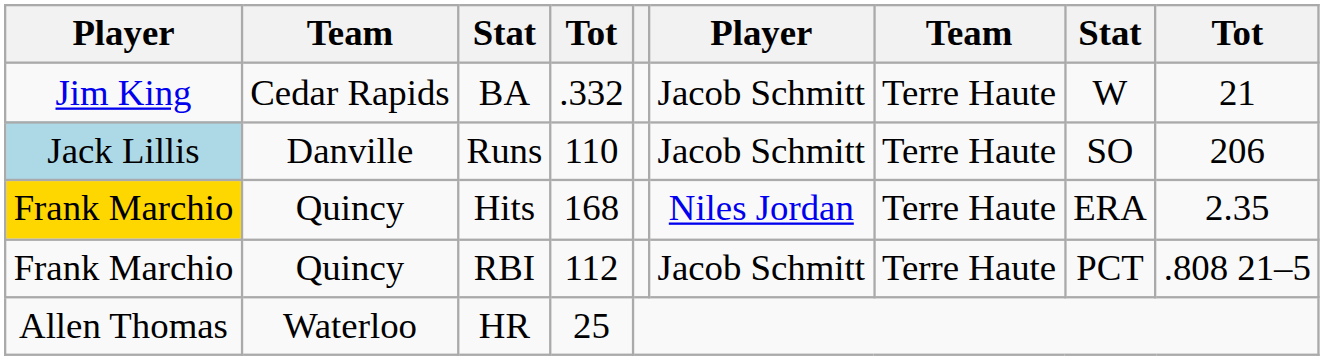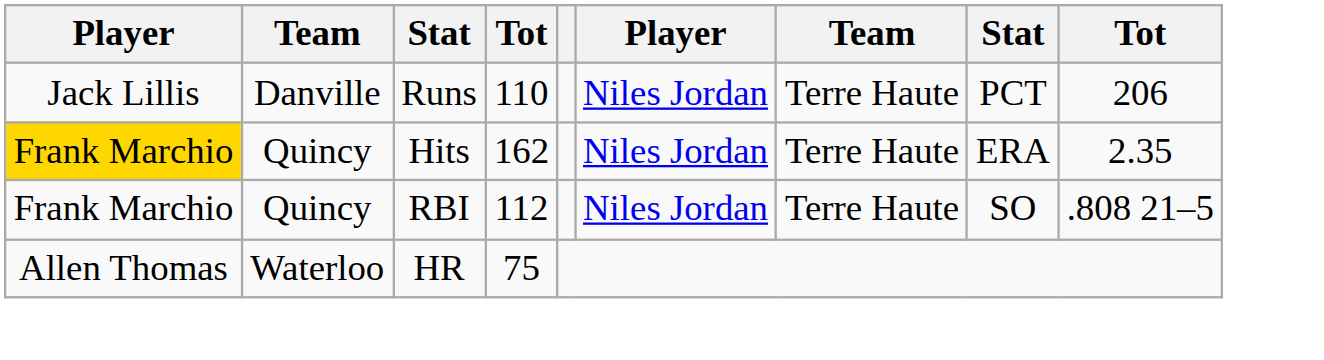- row: (504, 92)
(123, 150) lightblue background -> (123, 92) no background
(761, 150) Jacob Schmitt -> (676, 92) Niles Jordan
(1110, 150) SO -> (1013, 92) PCT
(591, 208) 168 -> (521, 150) 162
(761, 267) Jacob Schmitt -> (676, 208) Niles Jordan
(1110, 267) PCT -> (1013, 208) SO
(591, 325) 25 -> (521, 267) 75
